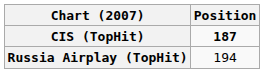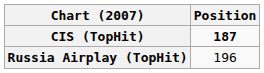(225, 57) 194 -> (225, 57) 196
